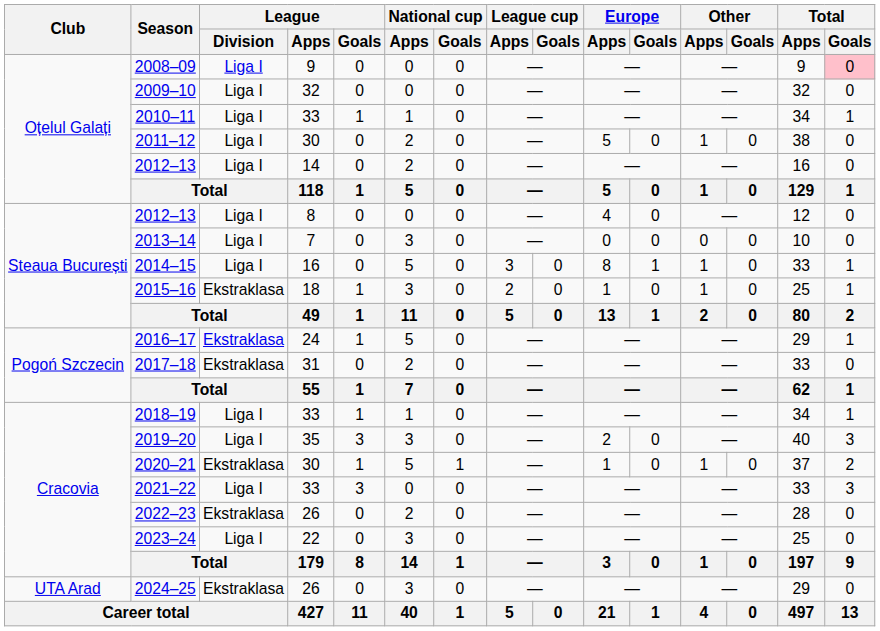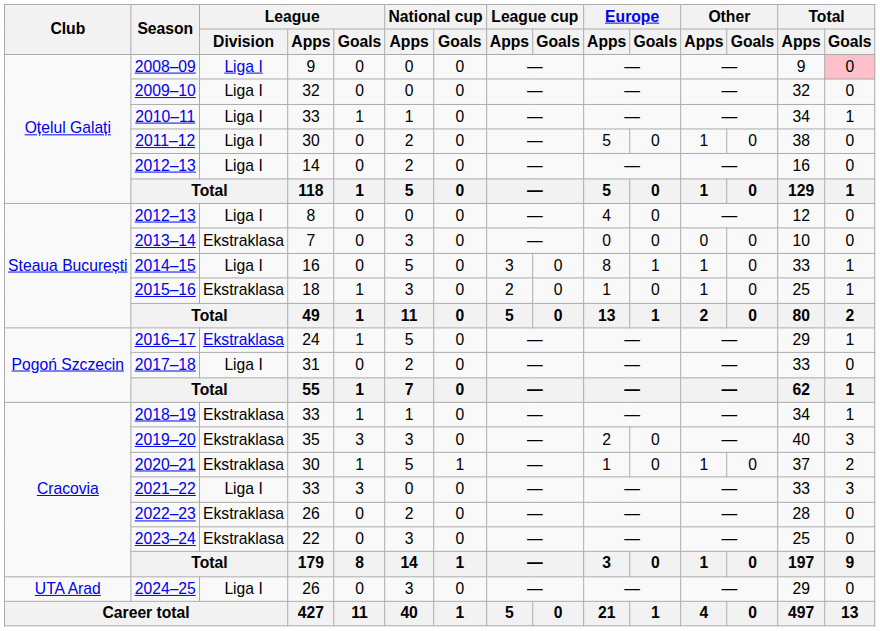(244, 240) Liga I -> (244, 240) Ekstraklasa
(244, 365) Ekstraklasa -> (244, 365) Liga I
(244, 414) Liga I -> (244, 414) Ekstraklasa
(244, 439) Liga I -> (244, 439) Ekstraklasa
(244, 539) Liga I -> (244, 539) Ekstraklasa
(244, 588) Ekstraklasa -> (244, 588) Liga I
